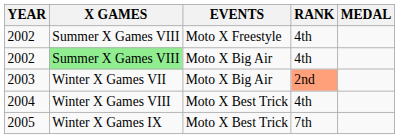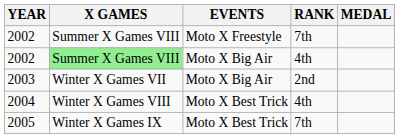(303, 36) 4th -> (303, 36) 7th
(305, 79) lightsalmon background -> (305, 79) no background
